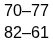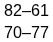rows swapped: (27, 11) <-> (27, 33)
